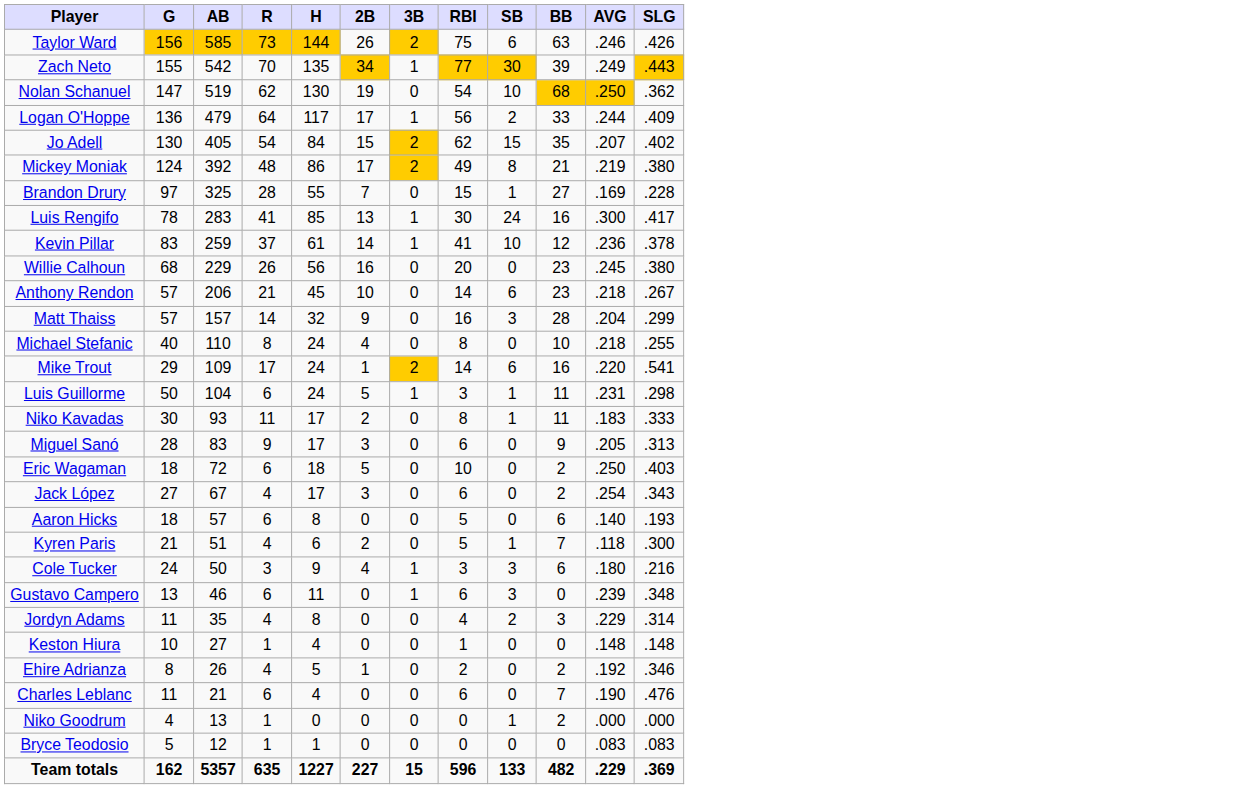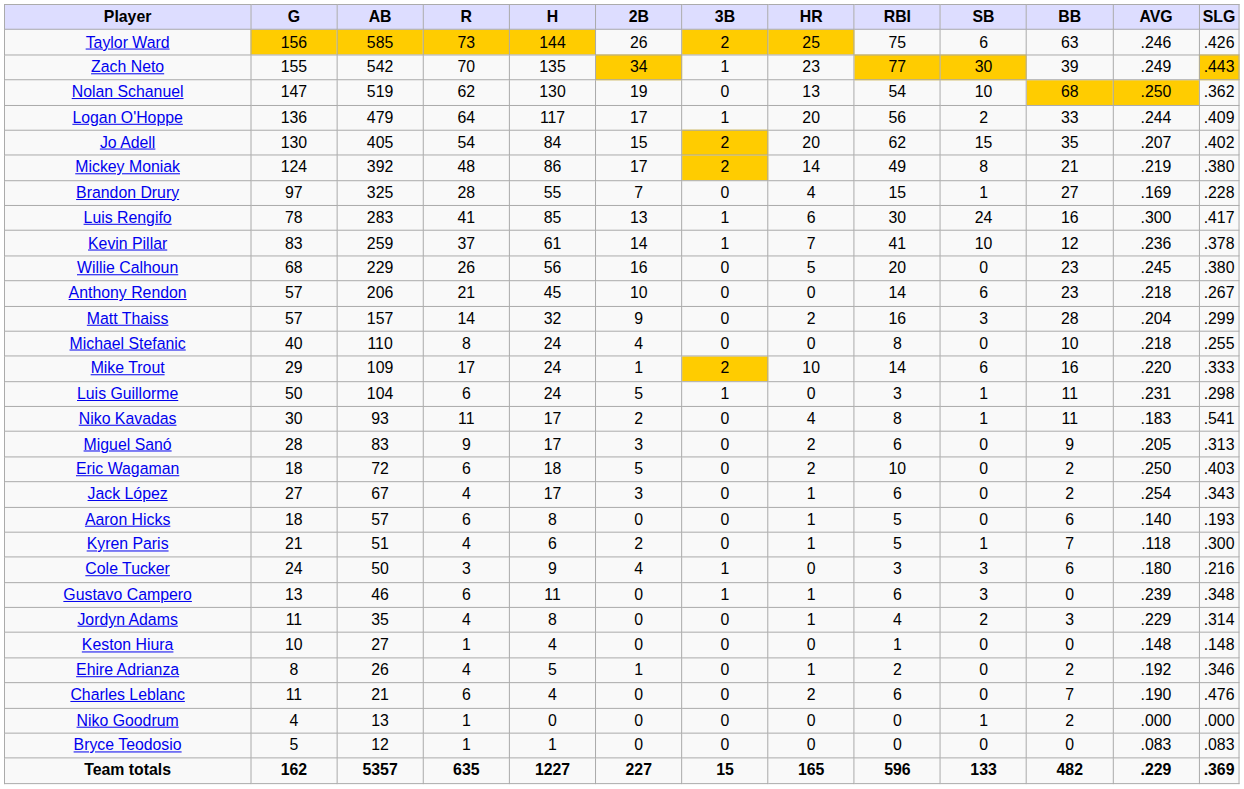+ column: (811, 17)
(659, 368) .541 -> (1219, 368) .333
(659, 419) .333 -> (1219, 419) .541
